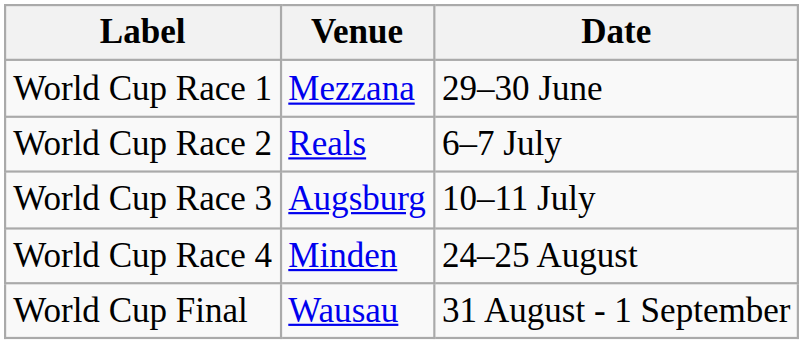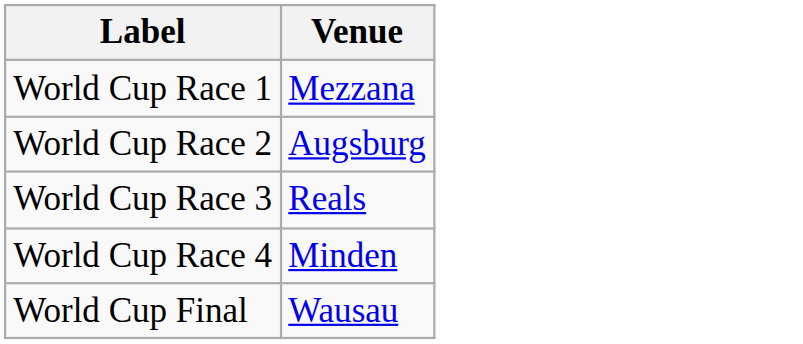- column: (616, 32)
(327, 143) Reals -> (357, 143) Augsburg
(357, 198) Augsburg -> (327, 198) Reals
